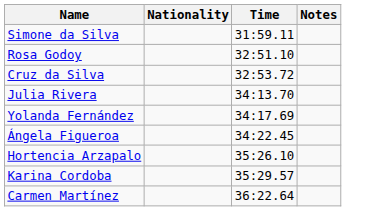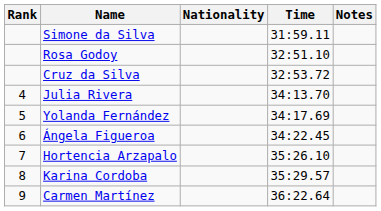+ column: (22, 15)
